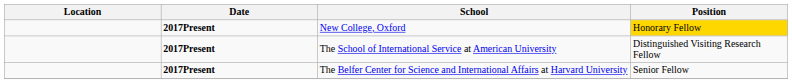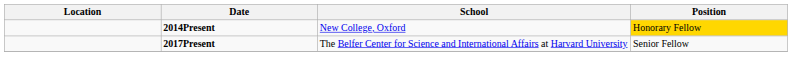(189, 28) 2017Present -> (189, 28) 2014Present
- row: (438, 49)
